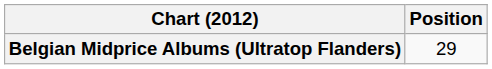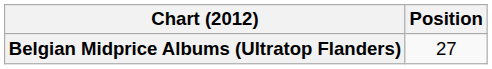(446, 48) 29 -> (446, 48) 27
